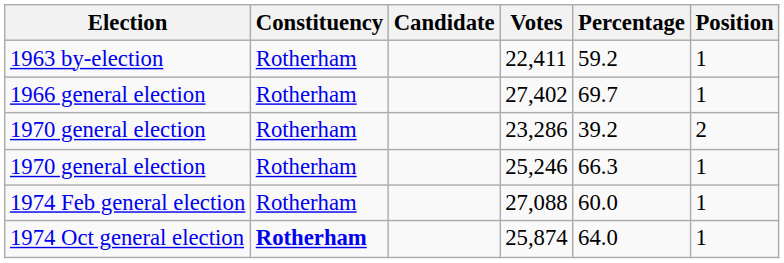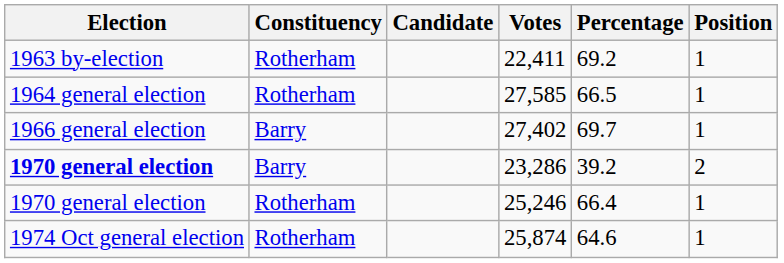(598, 58) 59.2 -> (597, 58) 69.2
+ row: (535, 94)
(306, 94) Rotherham -> (280, 130) Barry
(108, 130) normal -> (112, 166) bold
(306, 130) Rotherham -> (280, 166) Barry
(598, 166) 66.3 -> (597, 202) 66.4
- row: (536, 202)
(311, 238) bold -> (305, 238) normal
(598, 238) 64.0 -> (597, 238) 64.6
